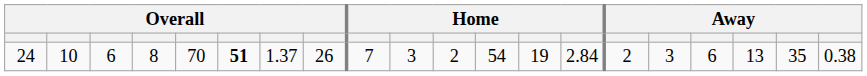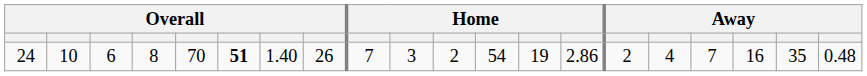(282, 56) 1.37 -> (282, 56) 1.40
(582, 56) 2.84 -> (582, 56) 2.86
(670, 56) 3 -> (670, 56) 4
(712, 56) 6 -> (712, 56) 7
(755, 56) 13 -> (755, 56) 16
(840, 56) 0.38 -> (840, 56) 0.48
